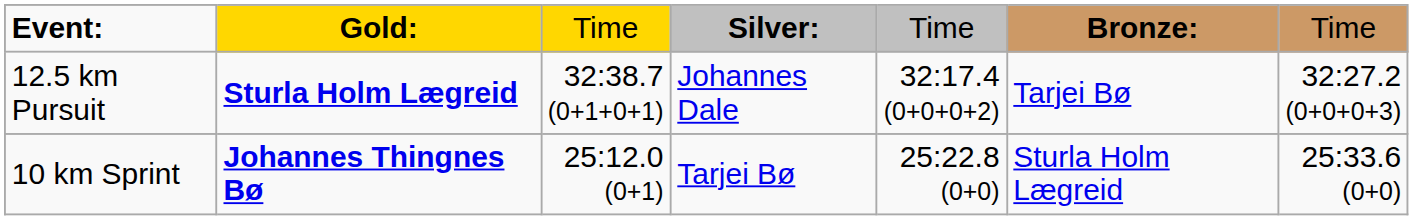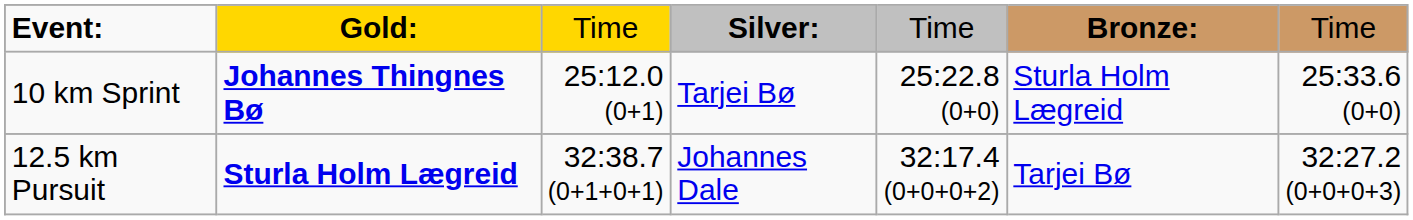rows swapped: (96, 173) <-> (65, 92)
